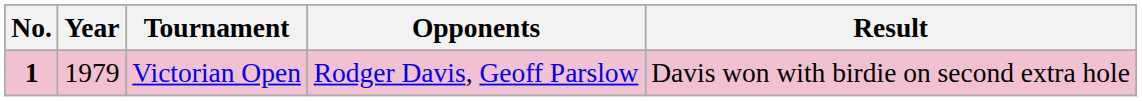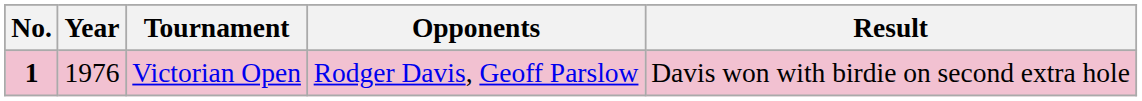(92, 72) 1979 -> (92, 72) 1976
